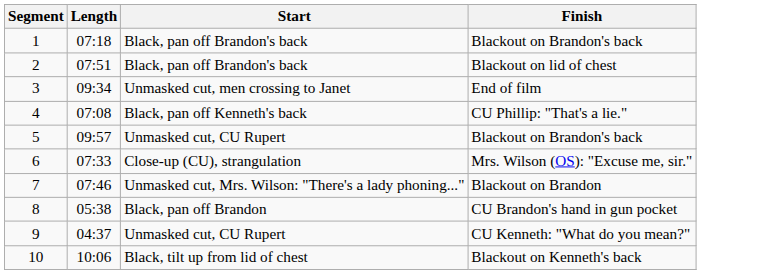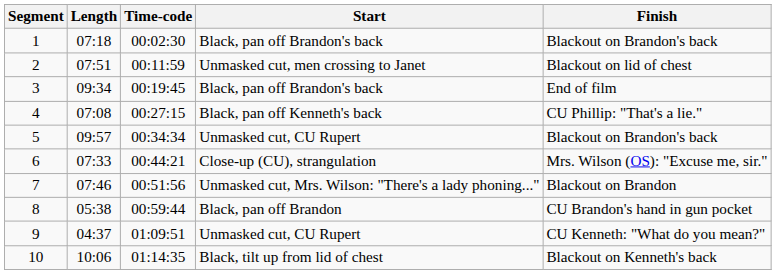+ column: (158, 16)
(216, 64) Black, pan off Brandon's back -> (312, 64) Unmasked cut, men crossing to Janet
(237, 88) Unmasked cut, men crossing to Janet -> (291, 88) Black, pan off Brandon's back
